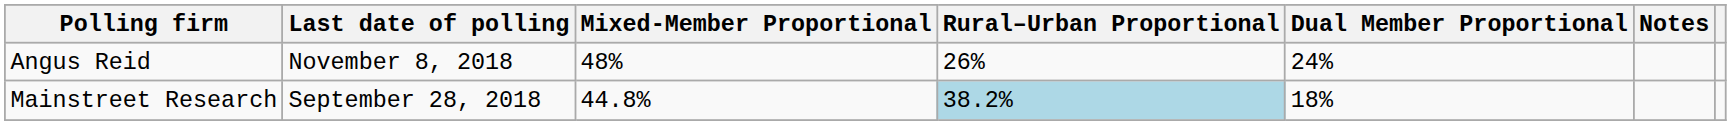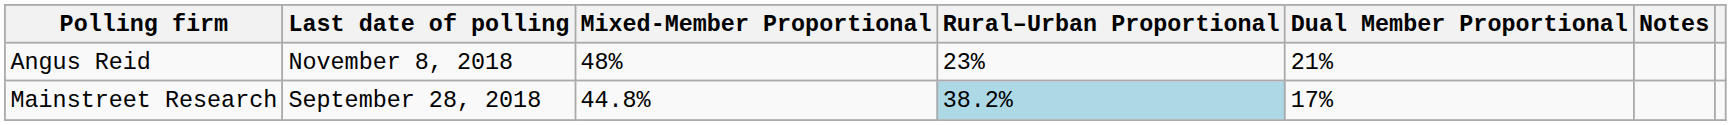(964, 62) 26% -> (964, 62) 23%
(1312, 62) 24% -> (1312, 62) 21%
(1312, 100) 18% -> (1312, 100) 17%
